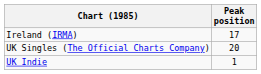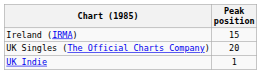(234, 35) 17 -> (234, 35) 15
